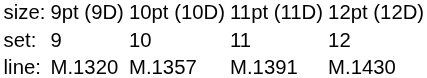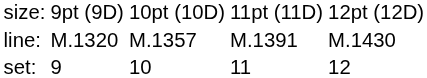rows swapped: (20, 40) <-> (22, 67)
